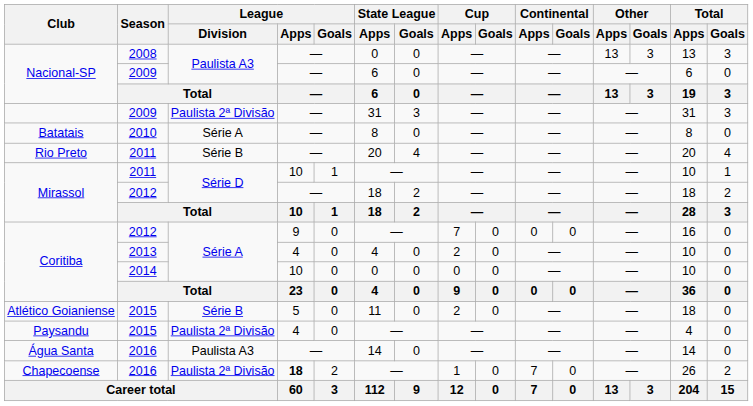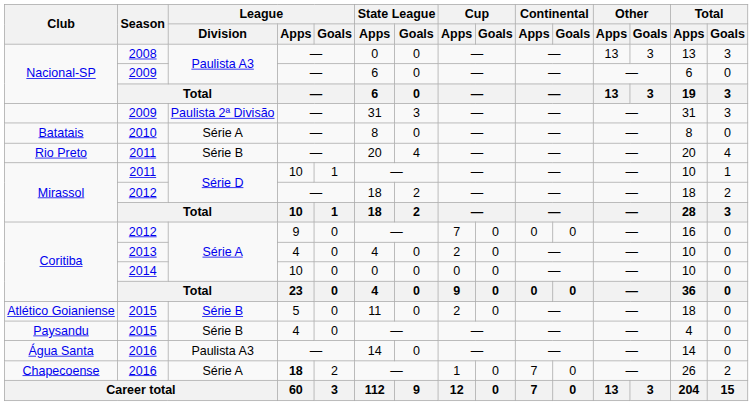(223, 331) Paulista 2ª Divisão -> (223, 331) Série B
(223, 370) Paulista 2ª Divisão -> (223, 370) Série A
